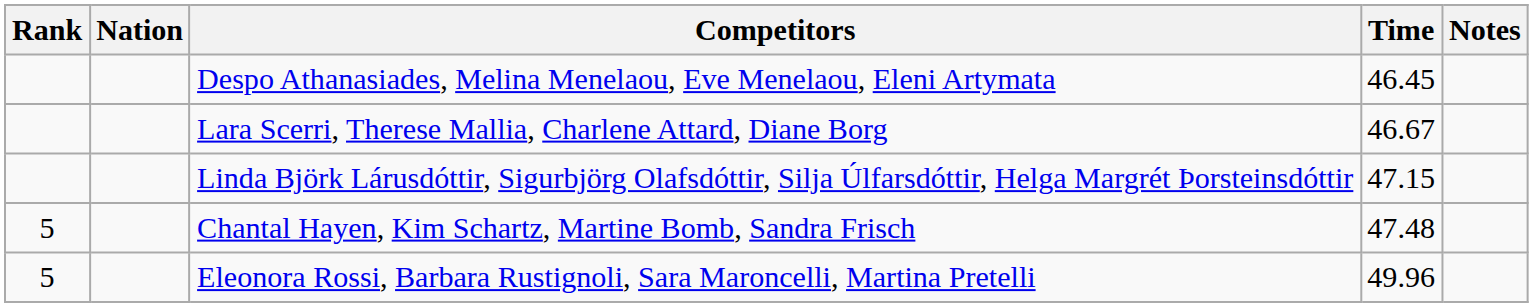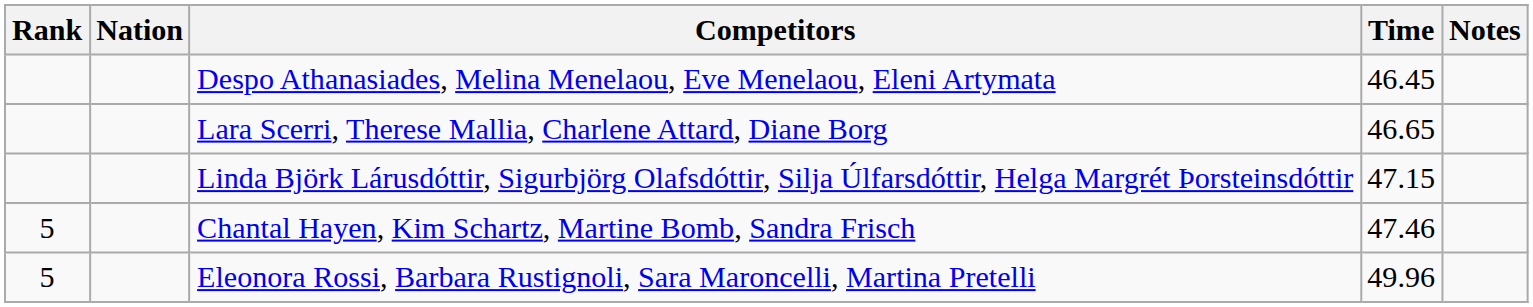(1401, 128) 46.67 -> (1401, 128) 46.65
(1401, 227) 47.48 -> (1401, 227) 47.46
